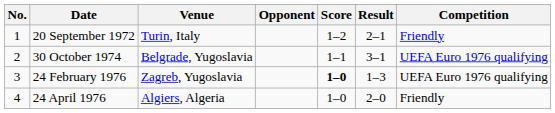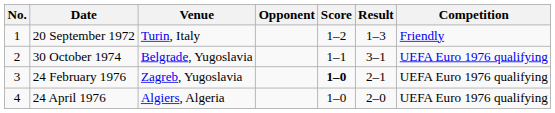(376, 35) 2–1 -> (376, 35) 1–3
(376, 77) 1–3 -> (376, 77) 2–1
(422, 98) Friendly -> (474, 98) UEFA Euro 1976 qualifying
